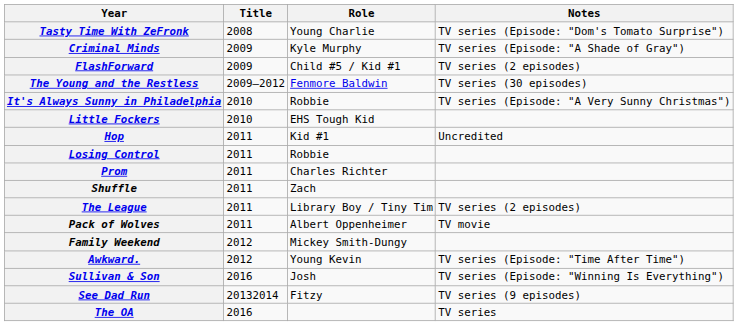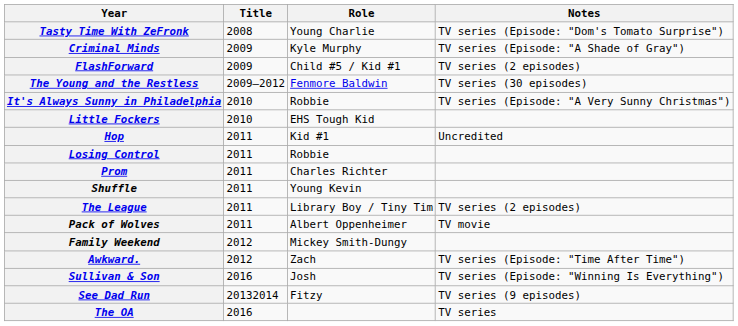(303, 189) Zach -> (326, 189) Young Kevin
(326, 259) Young Kevin -> (303, 259) Zach
